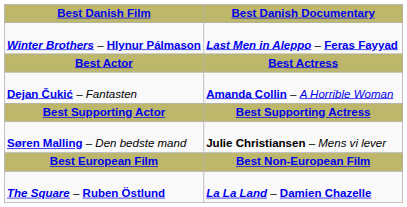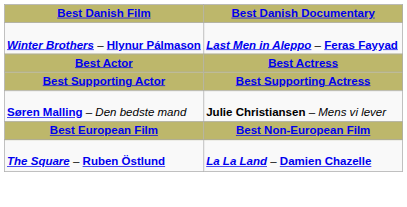- row: (72, 94)
